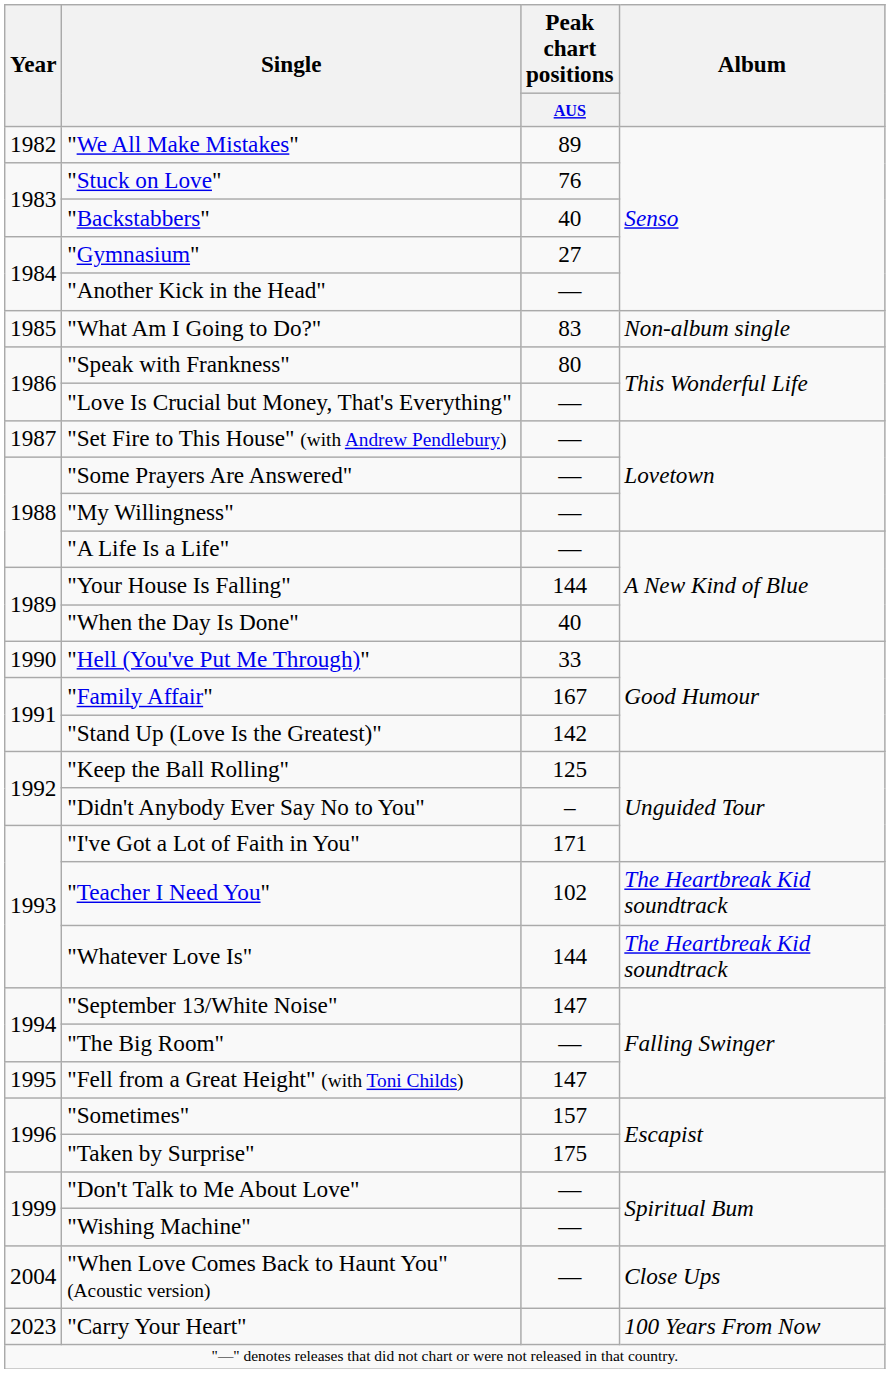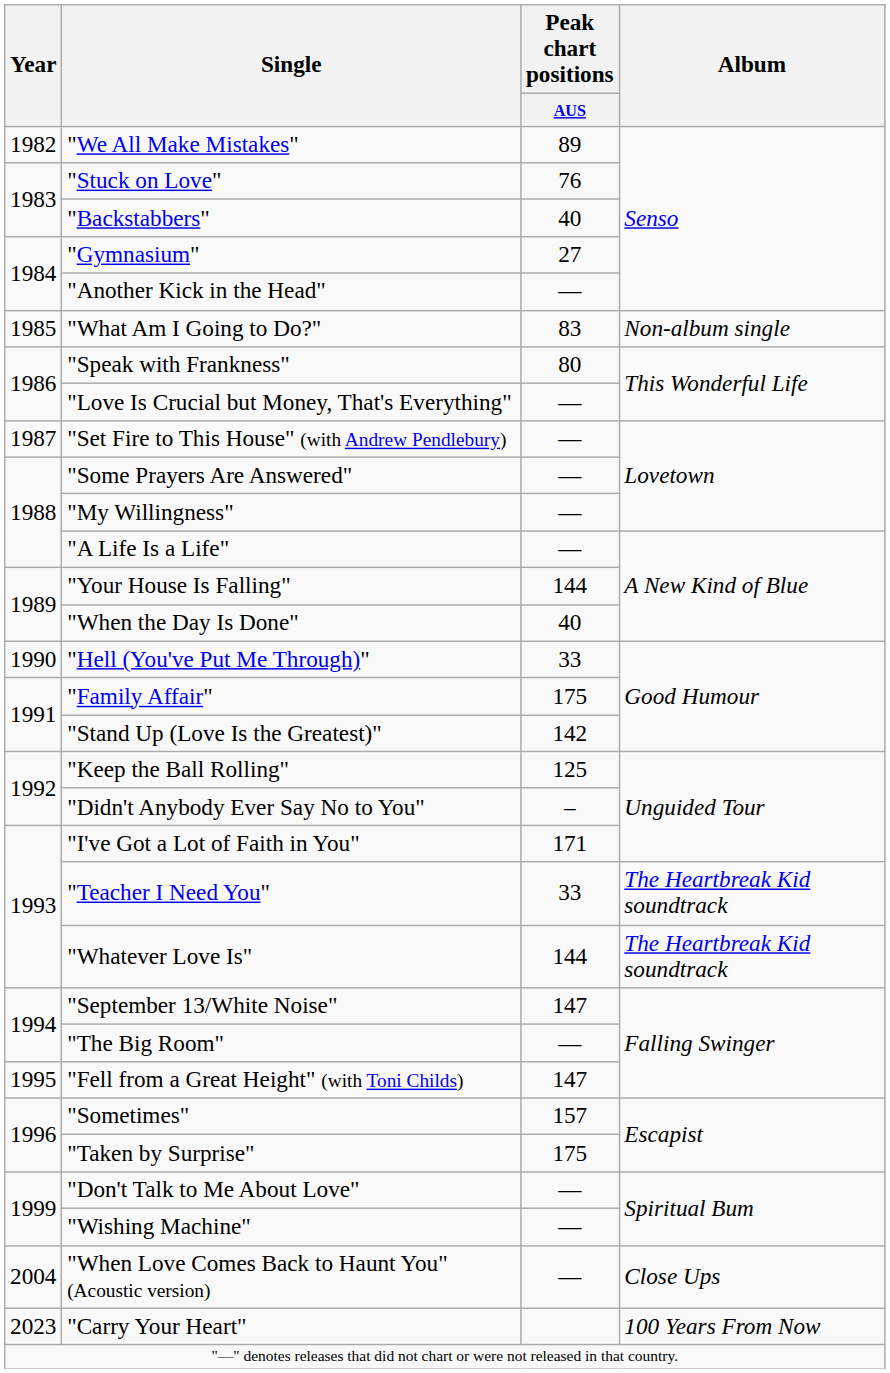(570, 696) 167 -> (570, 696) 175
(570, 893) 102 -> (570, 893) 33
